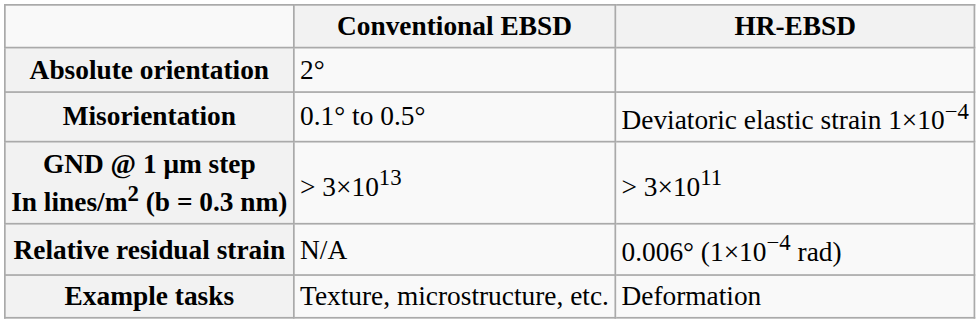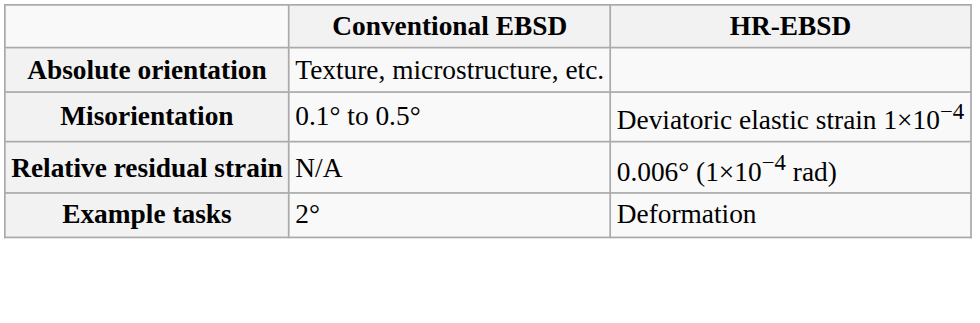(312, 69) 2° -> (450, 69) Texture, microstructure, etc.
- row: (149, 182)
(454, 296) Texture, microstructure, etc. -> (308, 214) 2°
